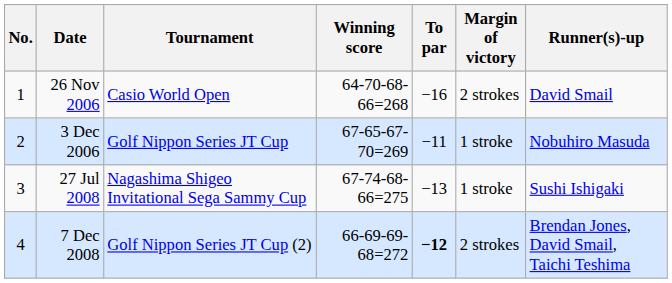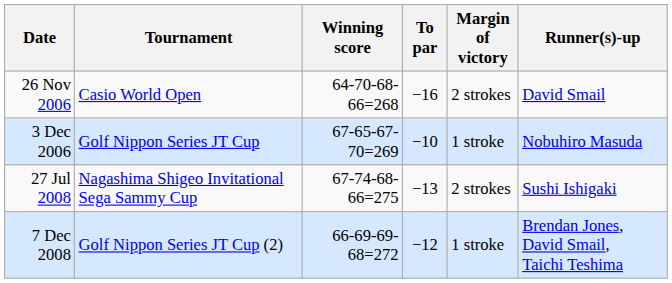- column: (21, 37)
(434, 141) −11 -> (425, 141) −10
(486, 188) 1 stroke -> (481, 188) 2 strokes
(434, 245) bold -> (425, 245) normal
(490, 245) 2 strokes -> (478, 245) 1 stroke
